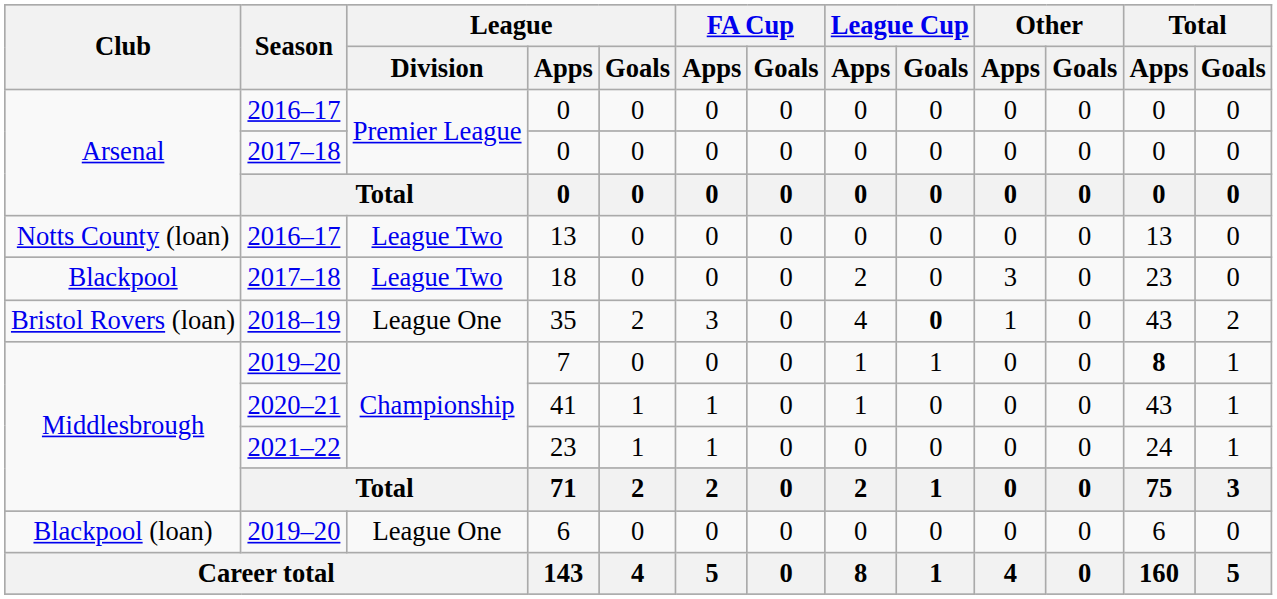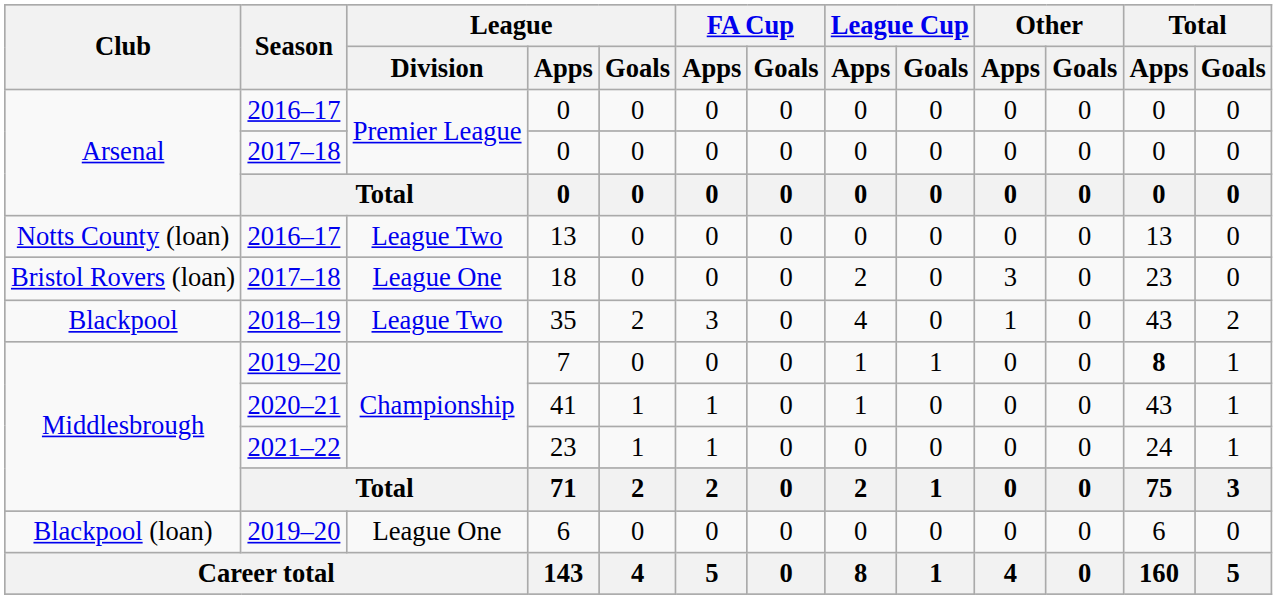(123, 278) Blackpool -> (123, 278) Bristol Rovers (loan)
(437, 278) League Two -> (437, 278) League One
(123, 320) Bristol Rovers (loan) -> (123, 320) Blackpool
(437, 320) League One -> (437, 320) League Two
(936, 320) bold -> (936, 320) normal
